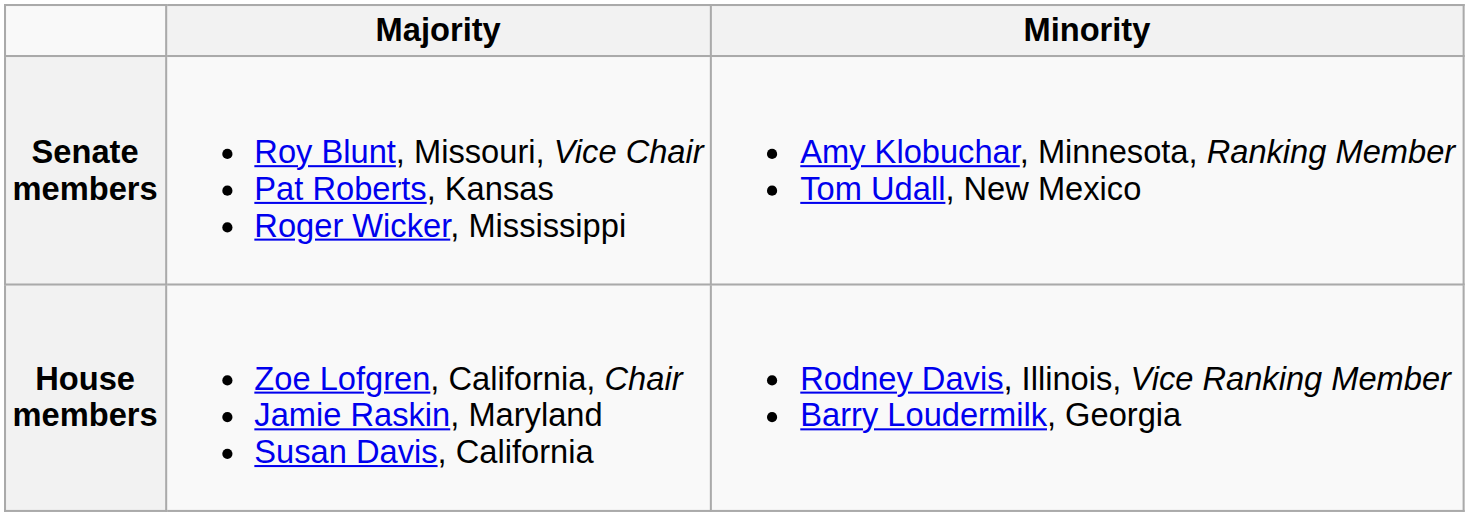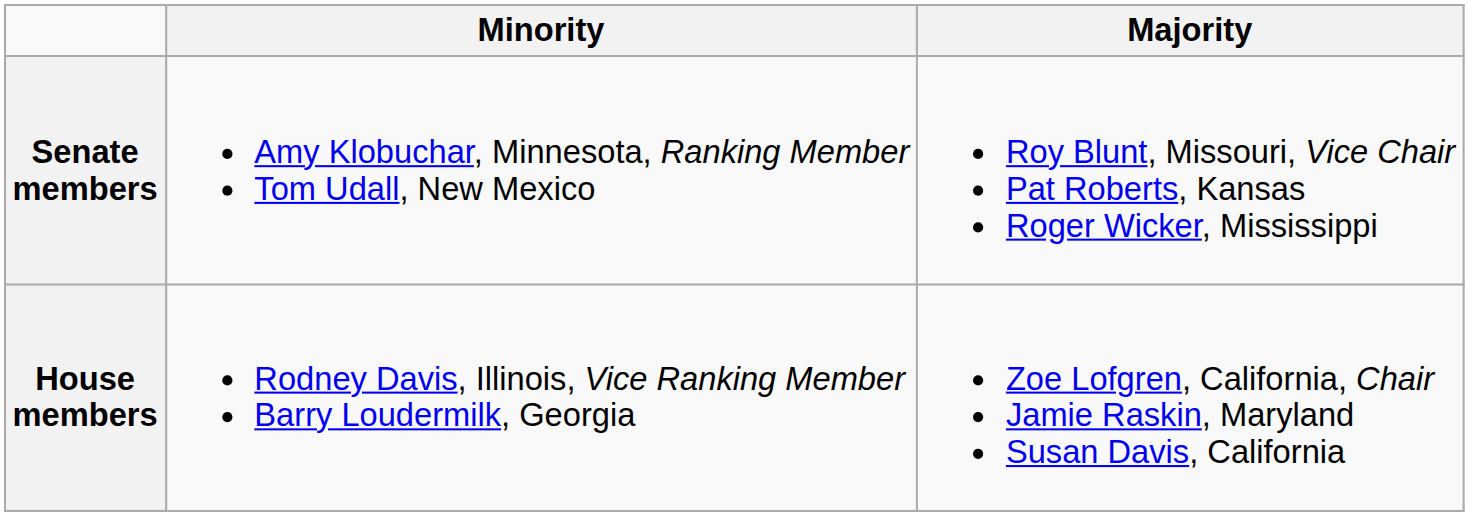columns swapped: (438, 30) <-> (1087, 30)
